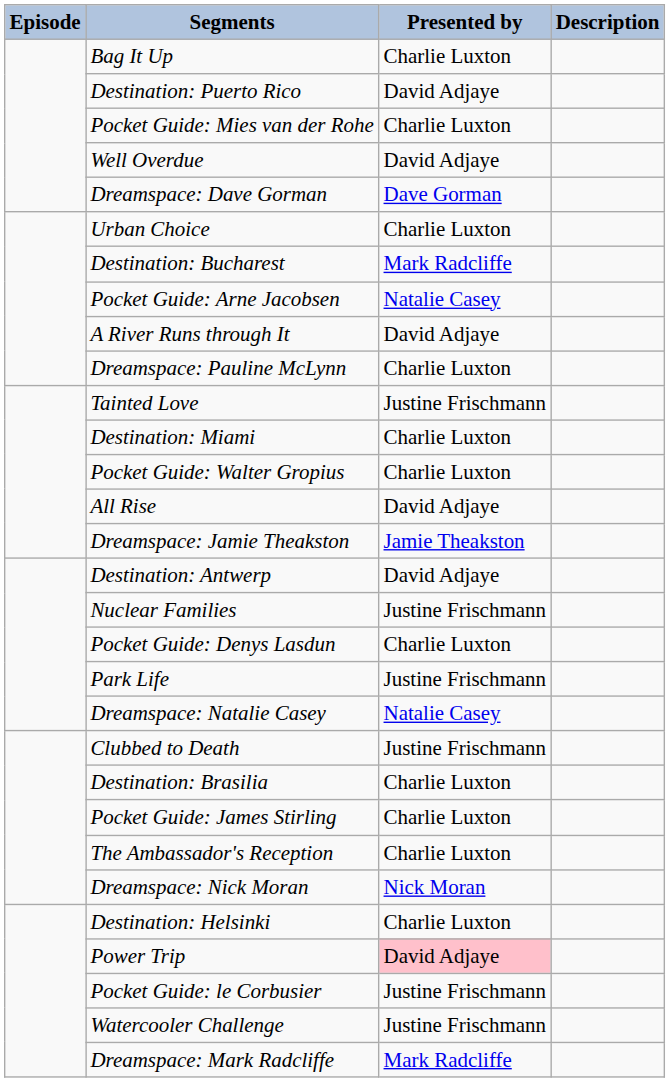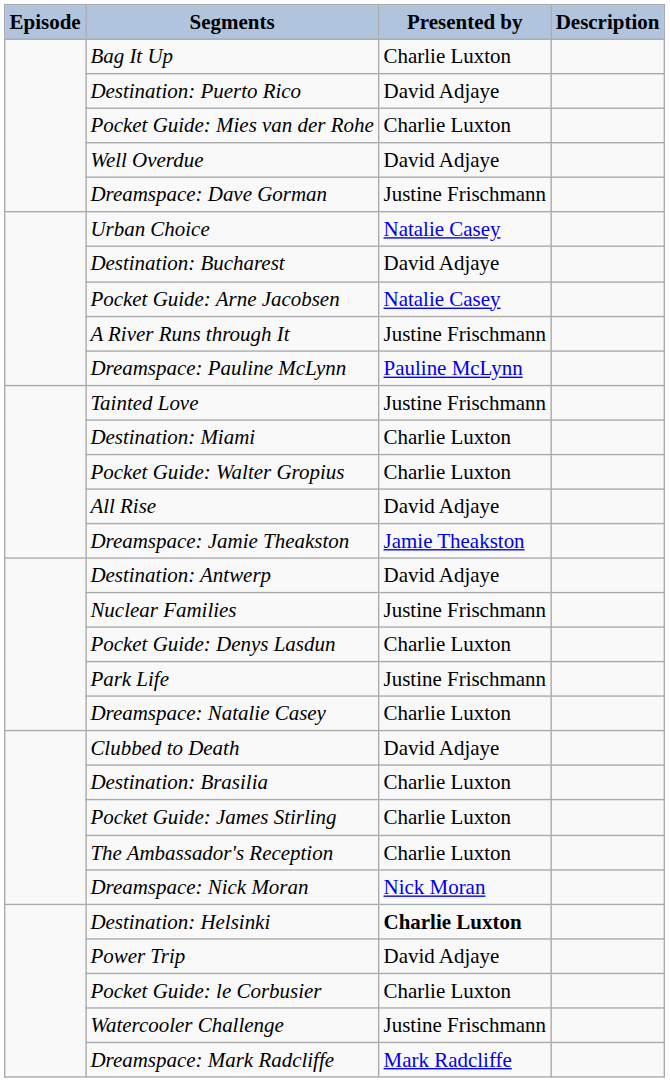(443, 194) Dave Gorman -> (465, 194) Justine Frischmann
(447, 229) Charlie Luxton -> (442, 229) Natalie Casey
(448, 264) Mark Radcliffe -> (441, 264) David Adjaye
(441, 333) David Adjaye -> (465, 333) Justine Frischmann
(447, 367) Charlie Luxton -> (453, 367) Pauline McLynn
(442, 713) Natalie Casey -> (447, 713) Charlie Luxton
(465, 748) Justine Frischmann -> (441, 748) David Adjaye
(447, 921) normal -> (453, 921) bold
(441, 955) pink background -> (441, 955) no background
(465, 990) Justine Frischmann -> (447, 990) Charlie Luxton
